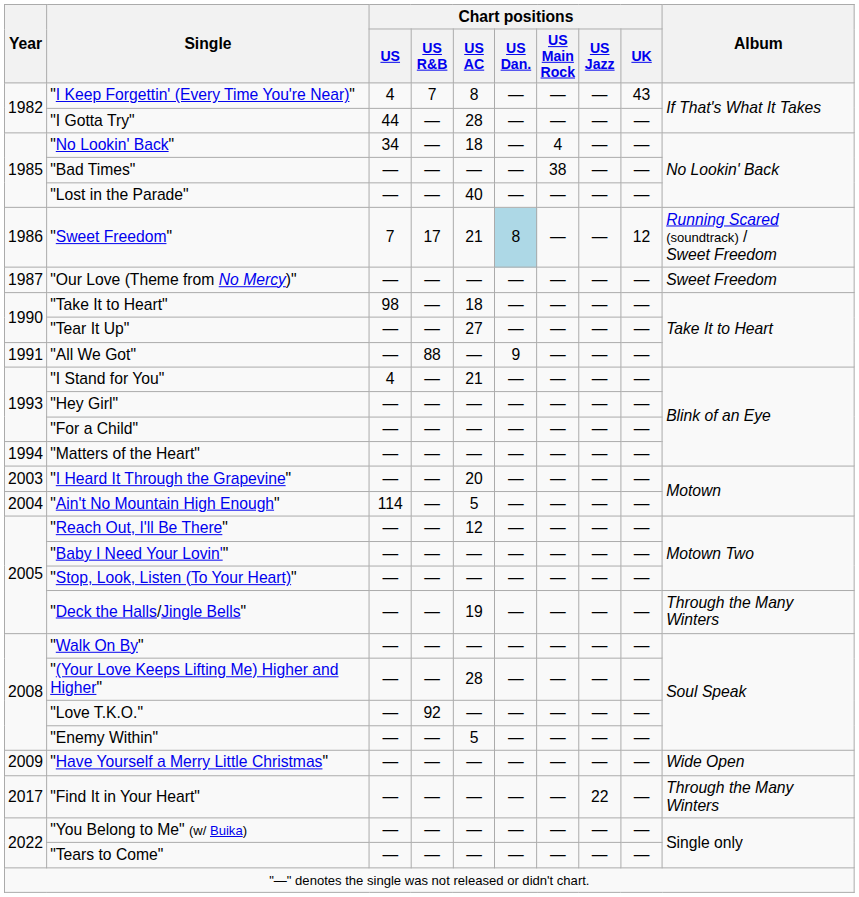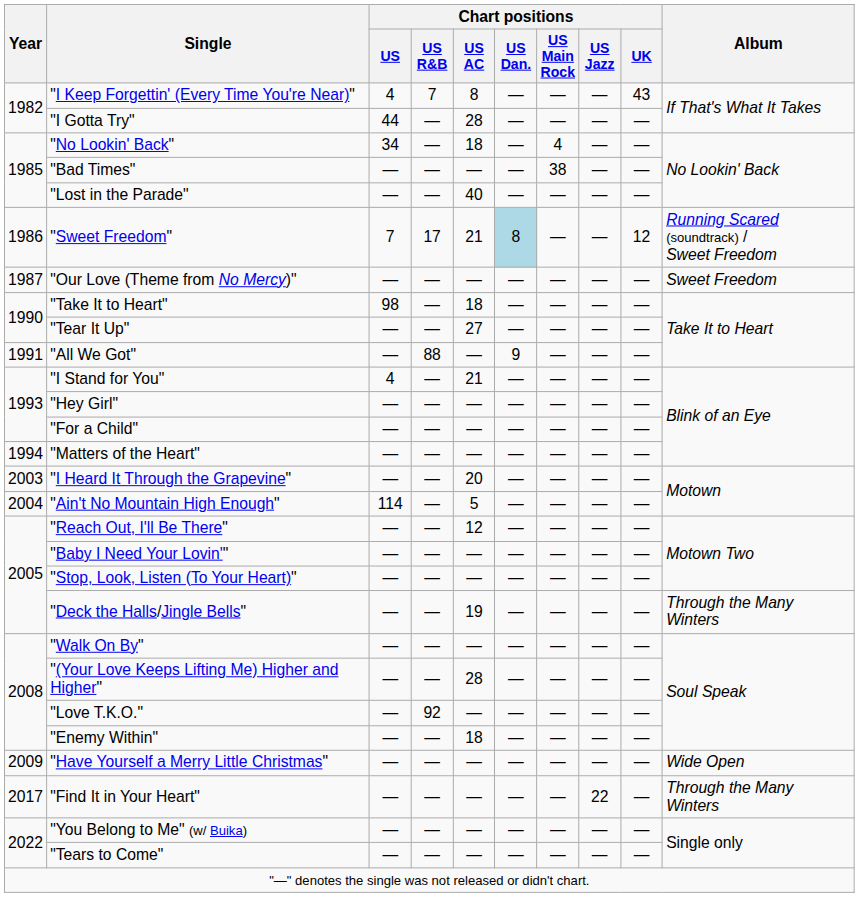(474, 737) 5 -> (474, 737) 18
